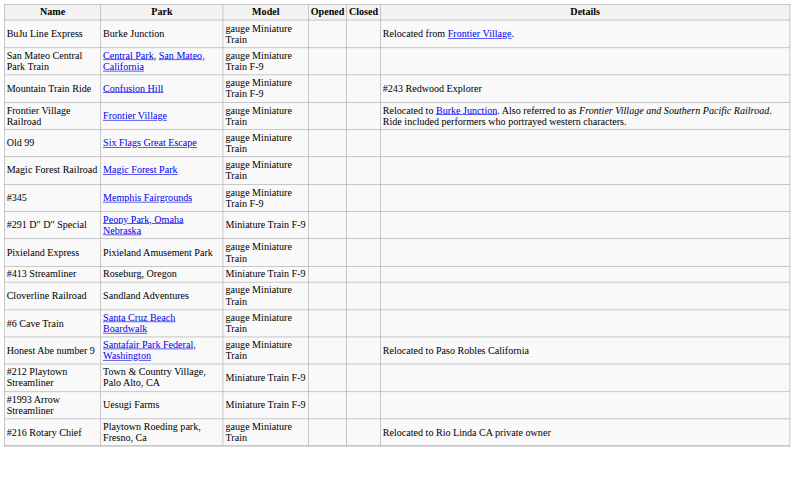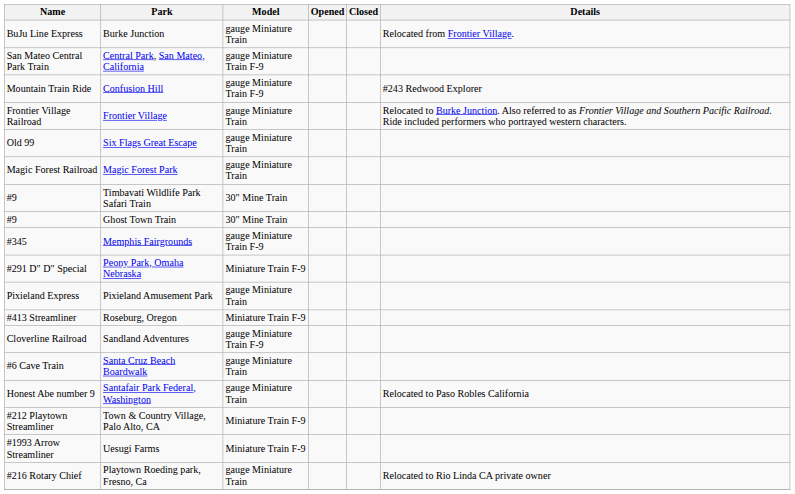+ row: (152, 198)
+ row: (140, 219)
(259, 296) gauge Miniature Train -> (259, 339) gauge Miniature Train F-9
